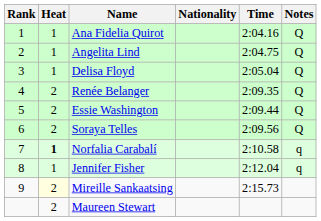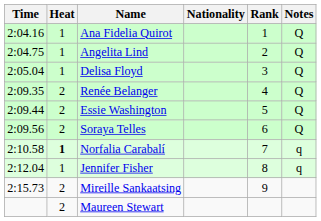columns swapped: (21, 14) <-> (260, 14)
(54, 187) lightyellow background -> (62, 187) no background
